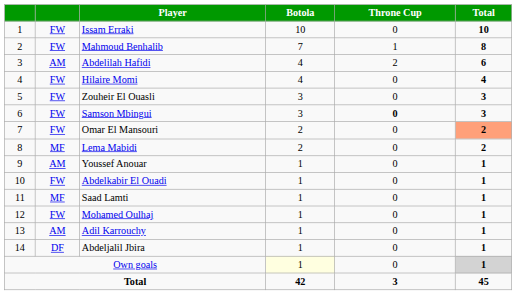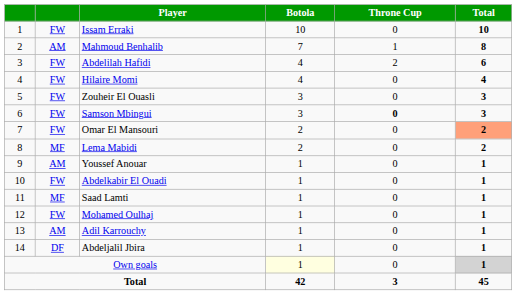(57, 46) FW -> (57, 46) AM
(57, 63) AM -> (57, 63) FW
